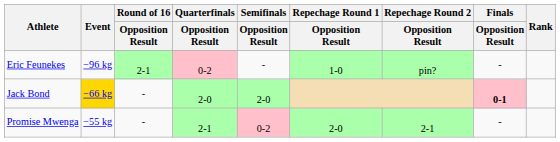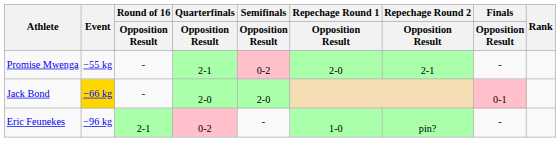rows swapped: (43, 123) <-> (36, 65)
(500, 100) bold -> (500, 100) normal
